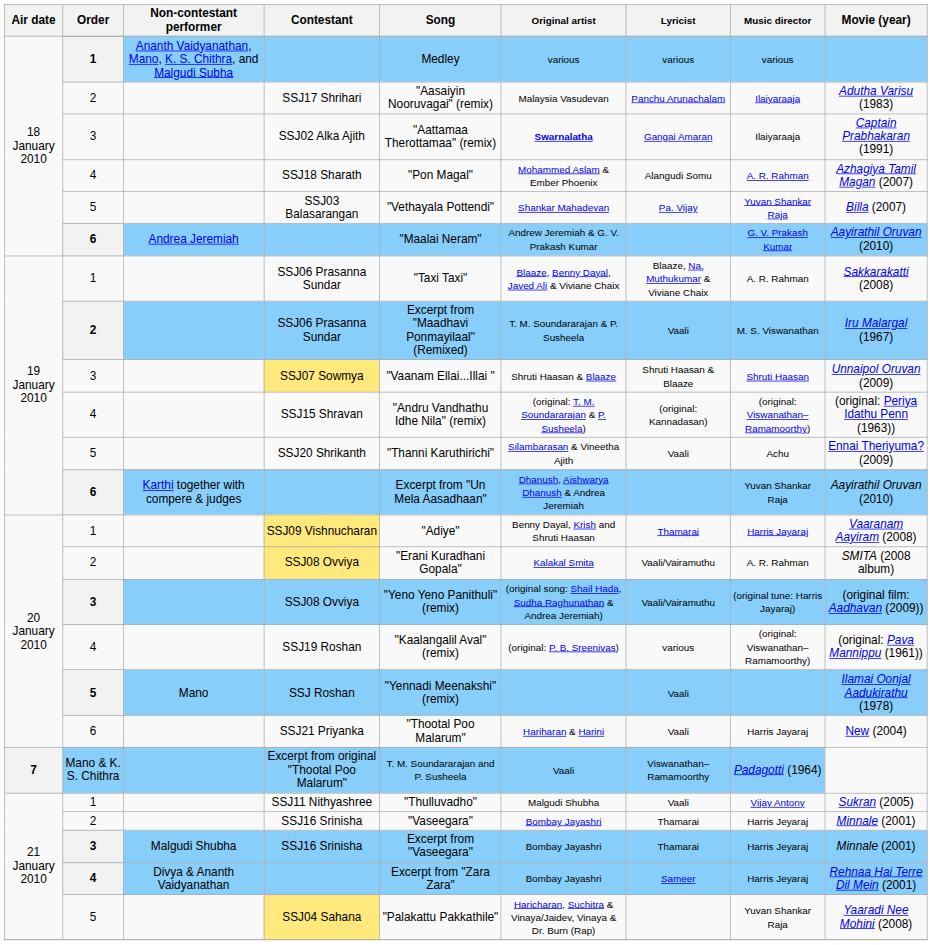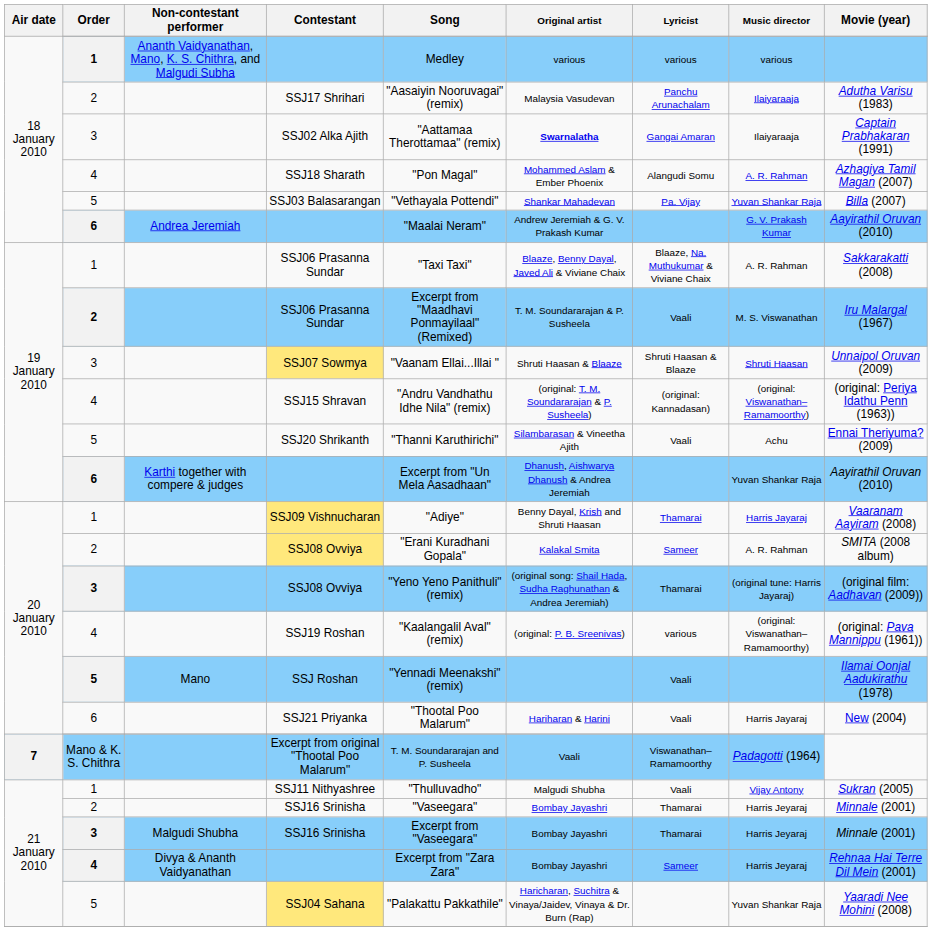(678, 563) Vaali/Vairamuthu -> (681, 550) Sameer
(678, 602) Vaali/Vairamuthu -> (681, 589) Thamarai
